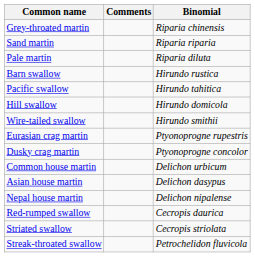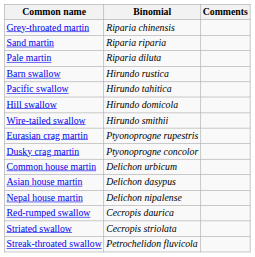columns swapped: (202, 12) <-> (129, 12)
